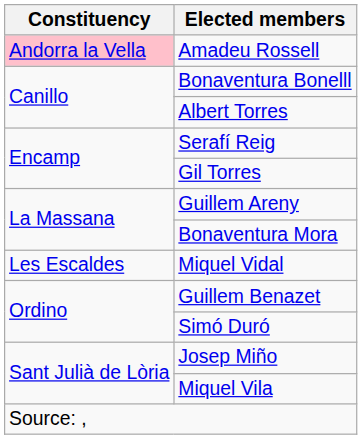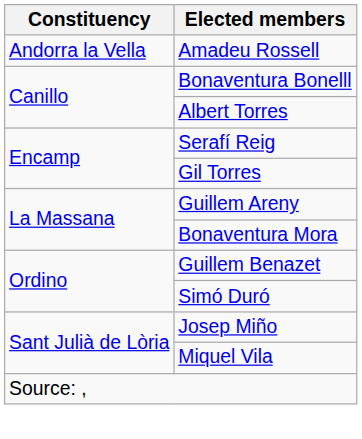(77, 50) pink background -> (77, 50) no background
- row: (231, 265)
